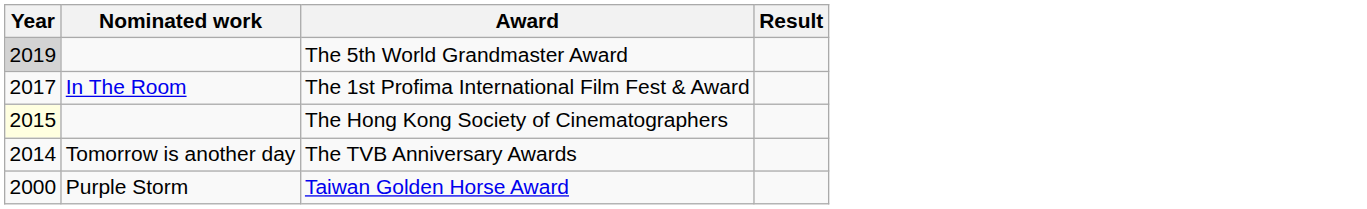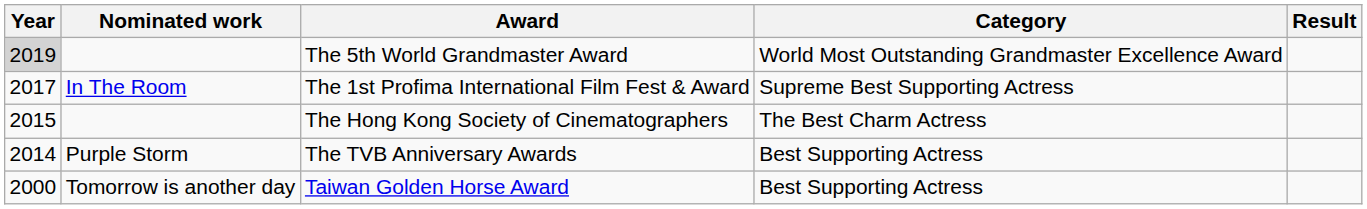+ column: (1021, 21)
(33, 120) lightyellow background -> (33, 120) no background
(181, 154) Tomorrow is another day -> (127, 154) Purple Storm
(127, 187) Purple Storm -> (181, 187) Tomorrow is another day
